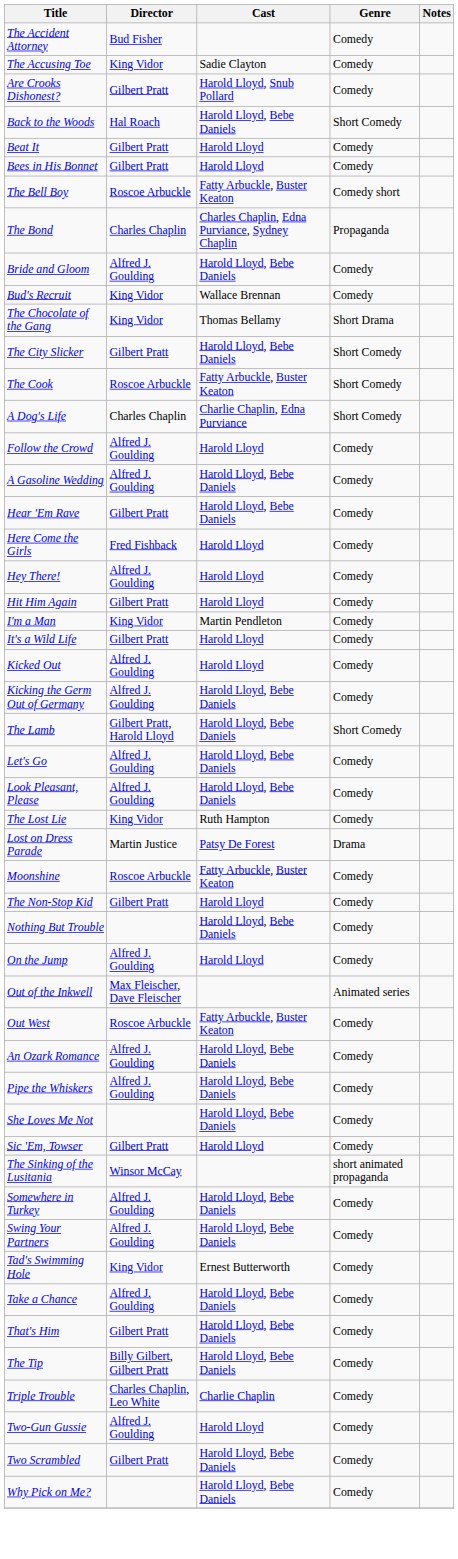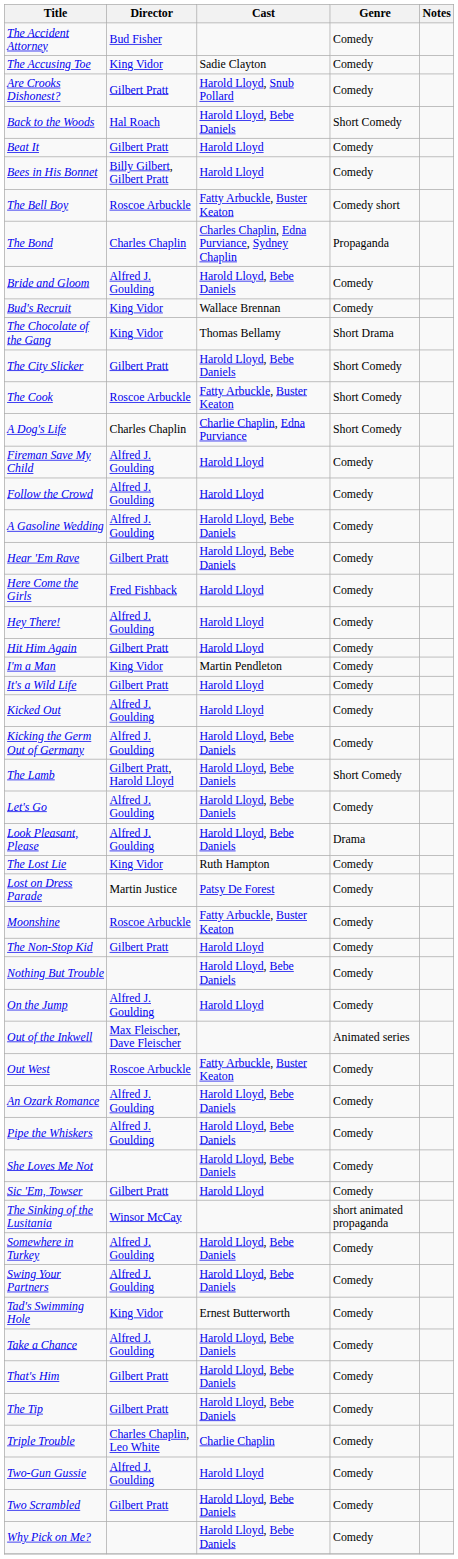(139, 166) Gilbert Pratt -> (141, 173) Billy Gilbert, Gilbert Pratt
+ row: (49, 462)
(353, 793) Comedy -> (349, 839) Drama
(349, 844) Drama -> (353, 890) Comedy
(141, 1363) Billy Gilbert, Gilbert Pratt -> (139, 1409) Gilbert Pratt
